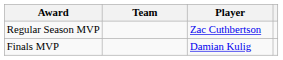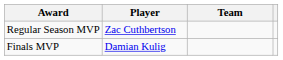columns swapped: (230, 13) <-> (145, 13)
